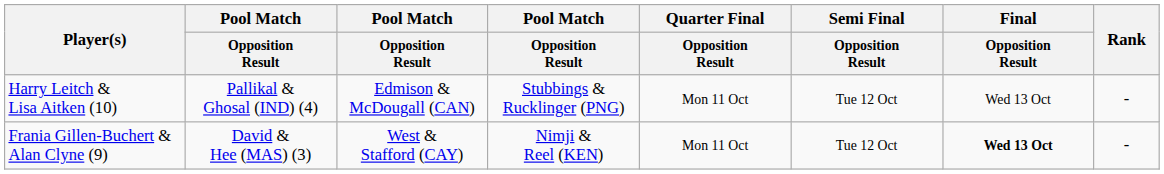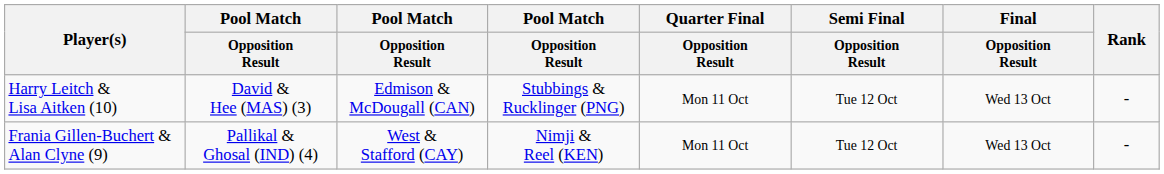(261, 98) Pallikal & Ghosal (IND) (4) -> (261, 98) David & Hee (MAS) (3)
(261, 145) David & Hee (MAS) (3) -> (261, 145) Pallikal & Ghosal (IND) (4)
(1018, 145) bold -> (1018, 146) normal
